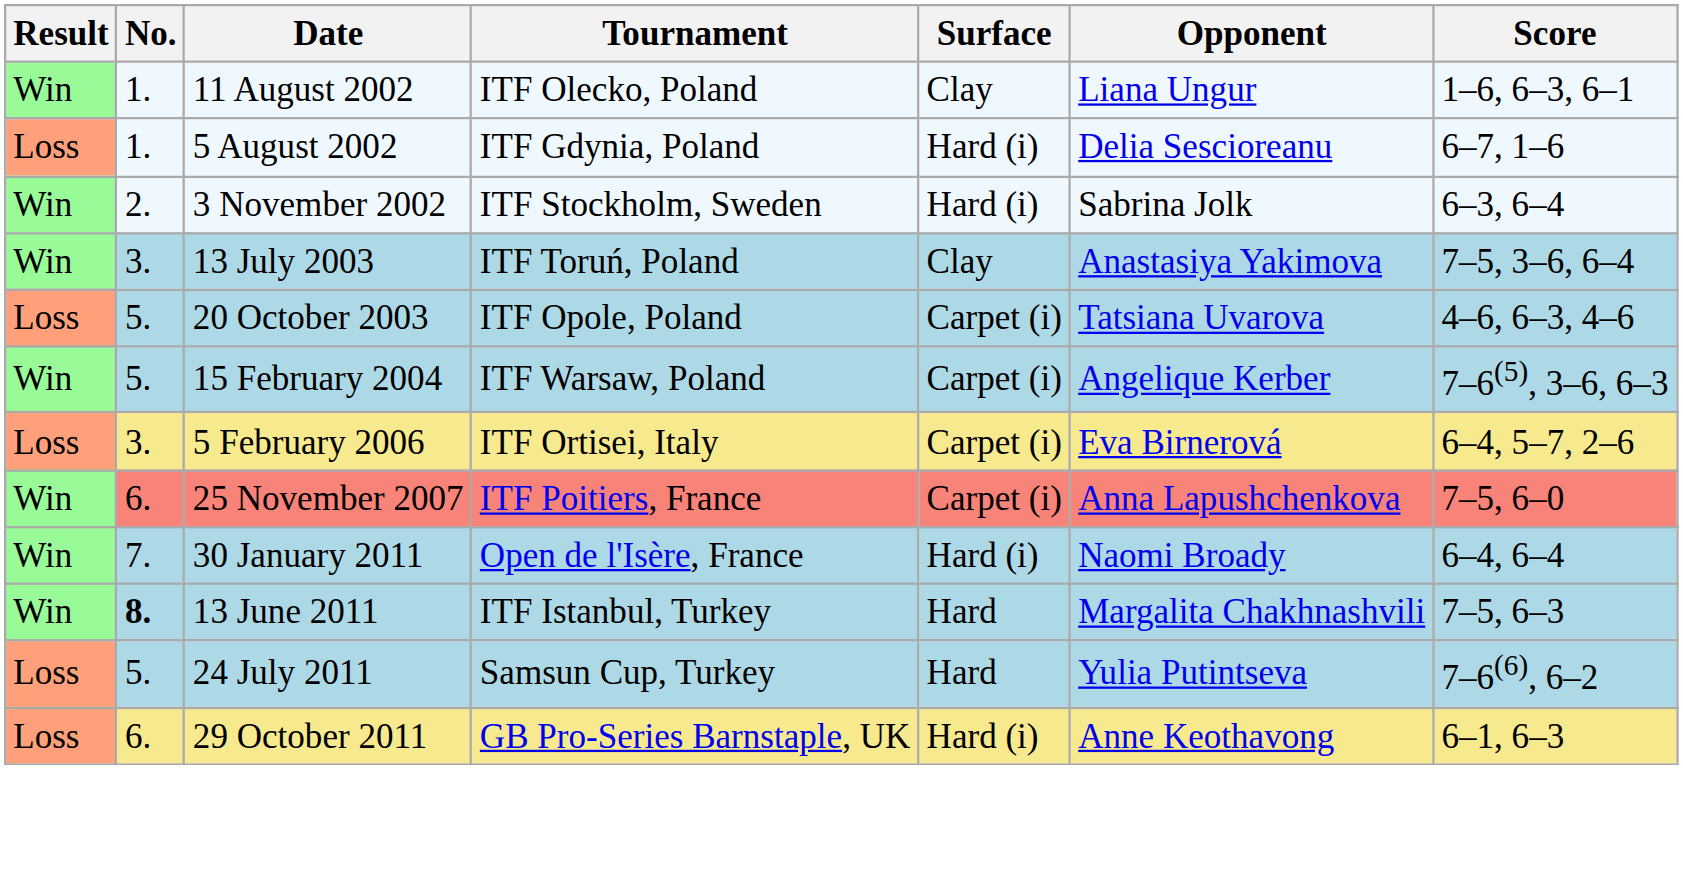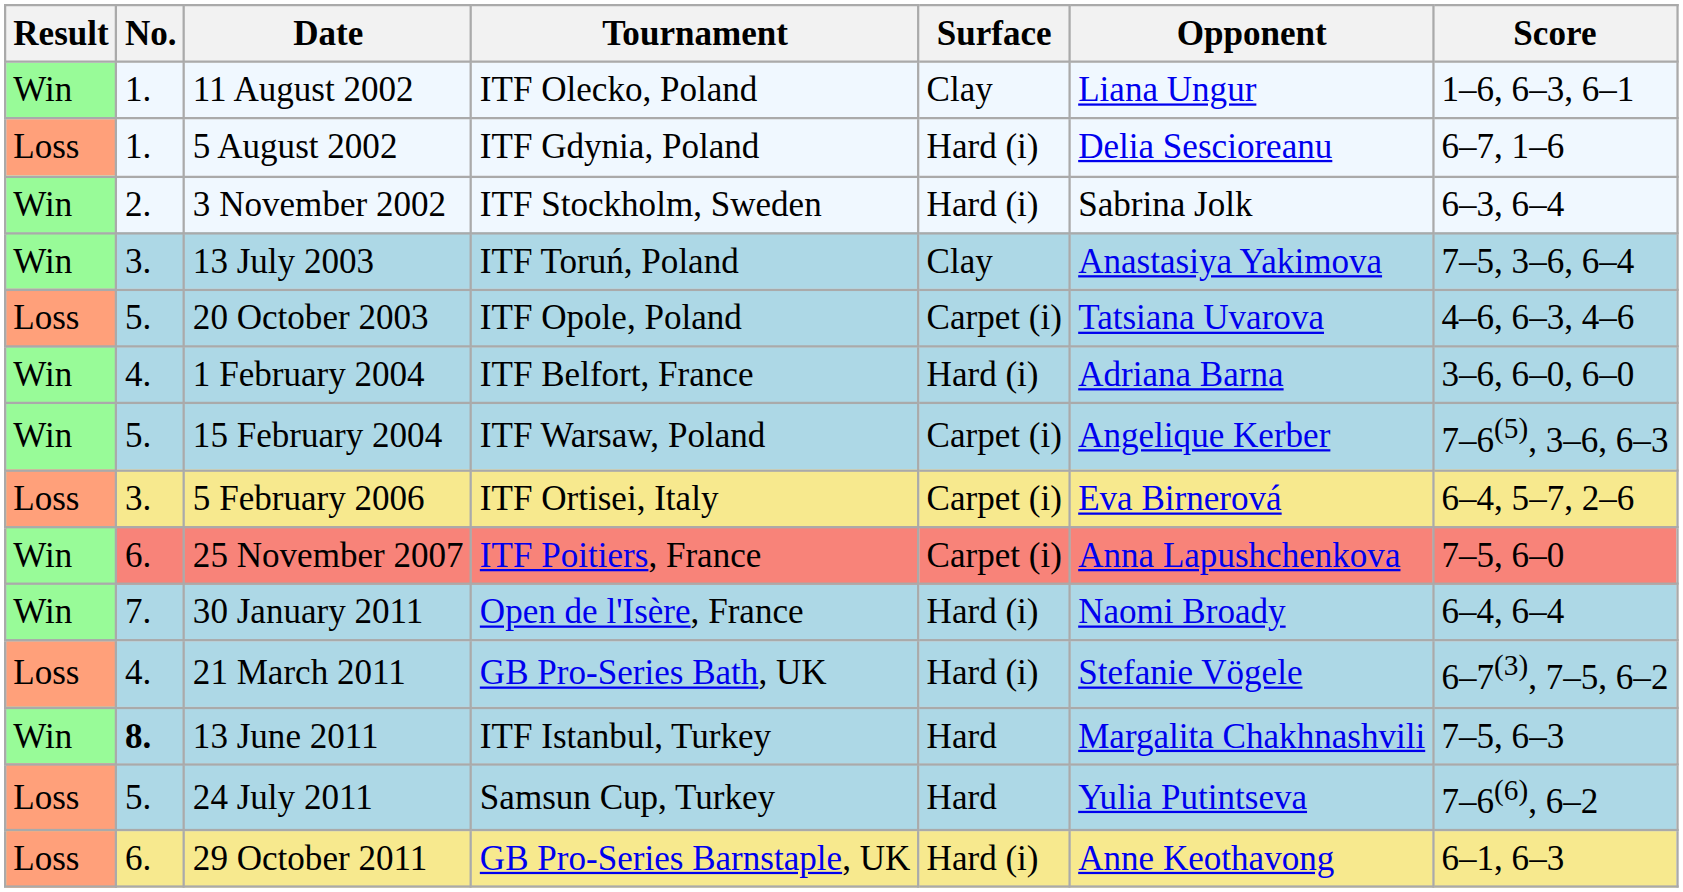+ row: (309, 374)
+ row: (299, 672)
